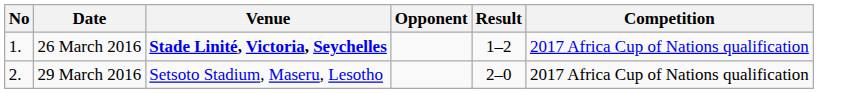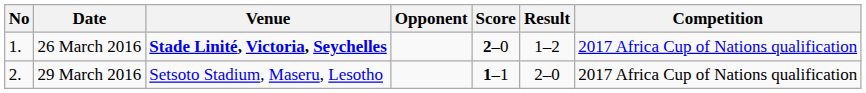+ column: (496, 18)
